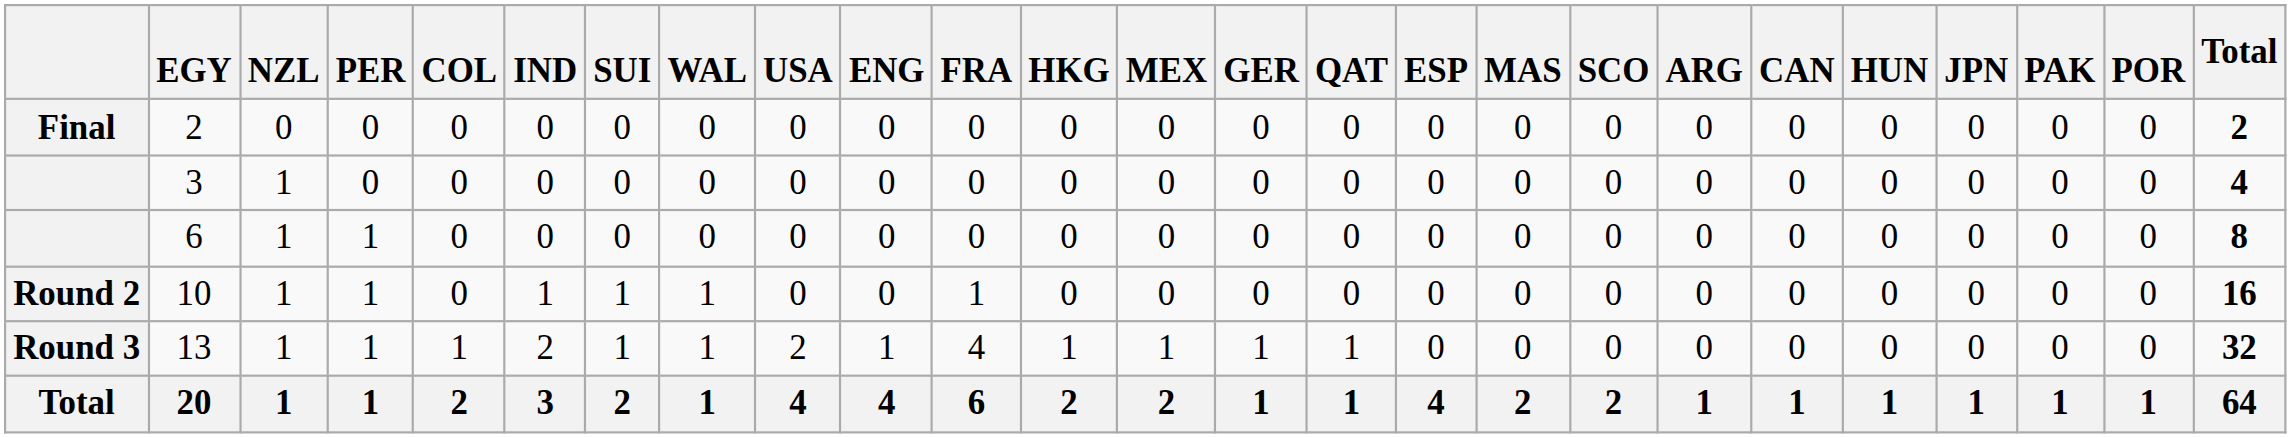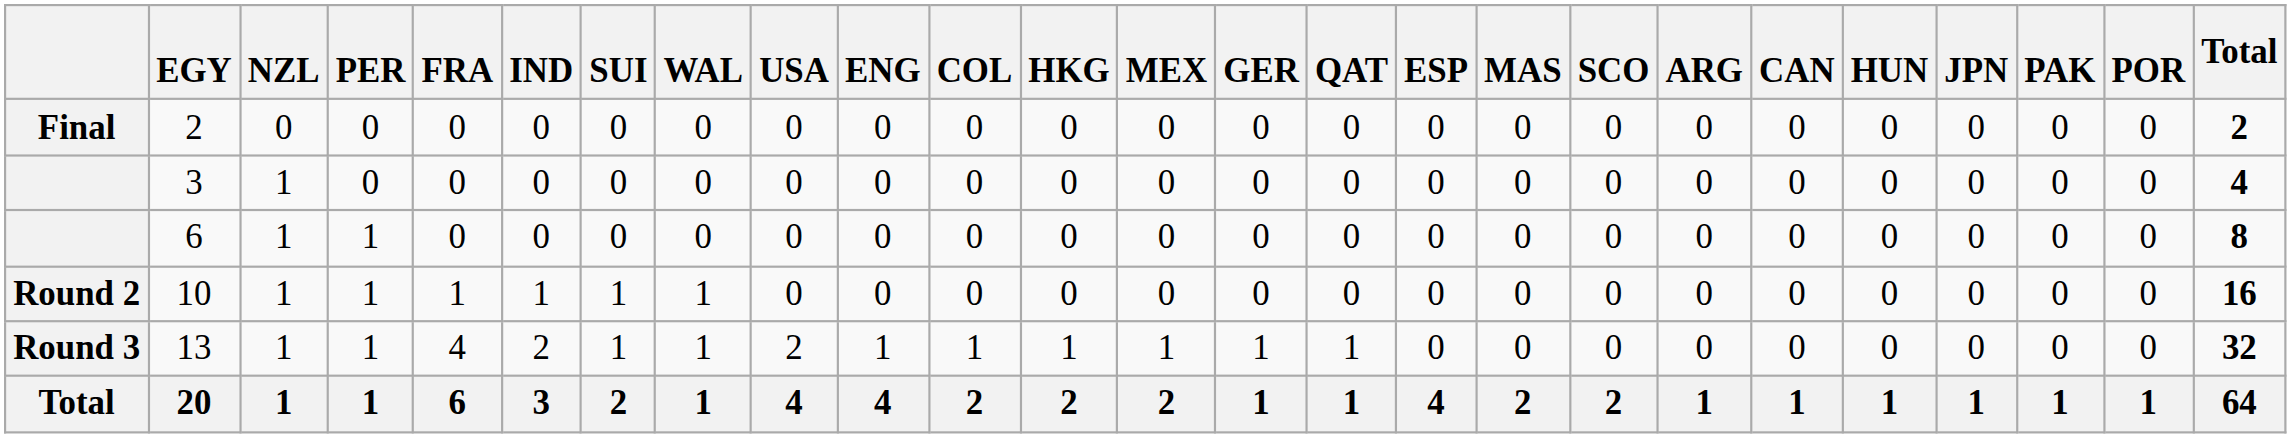columns swapped: (976, 71) <-> (459, 71)
